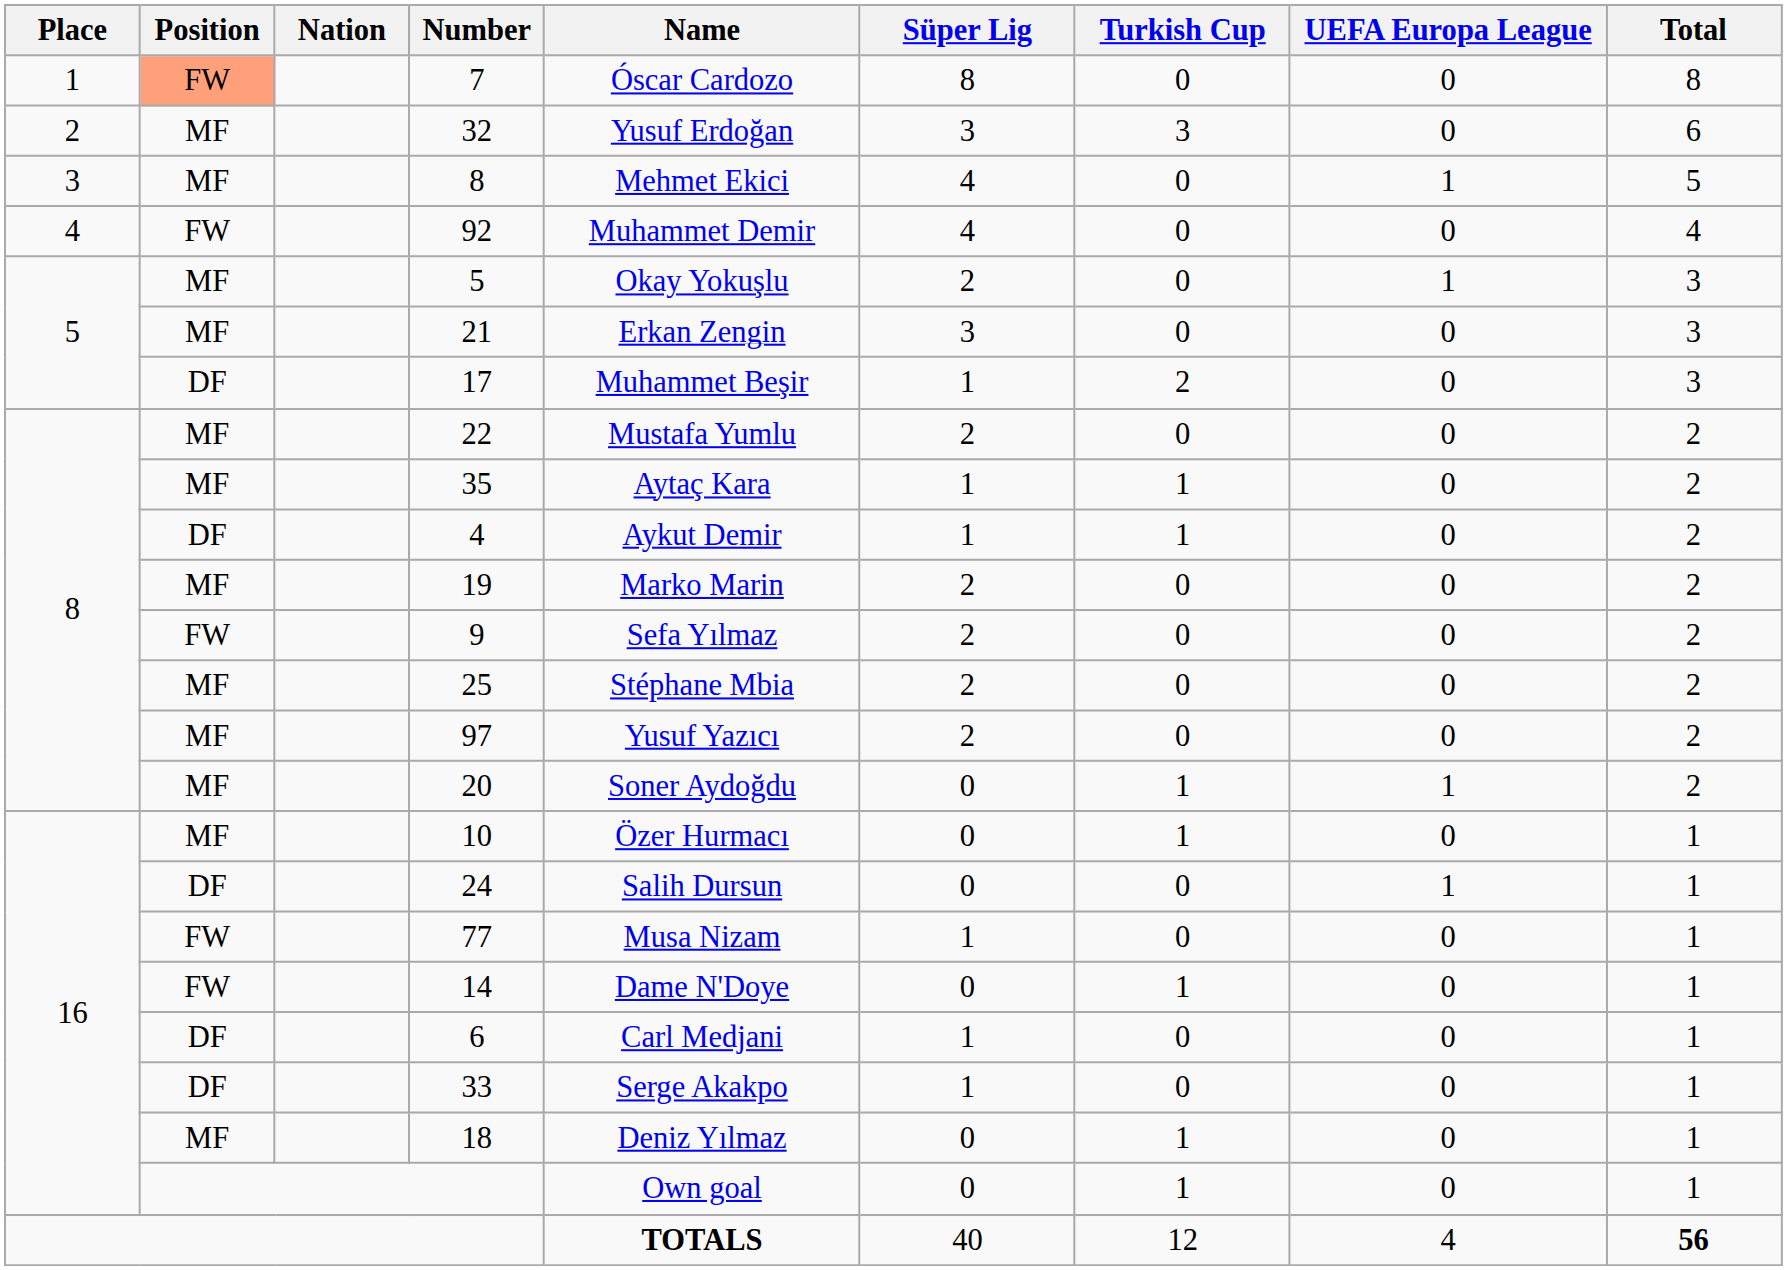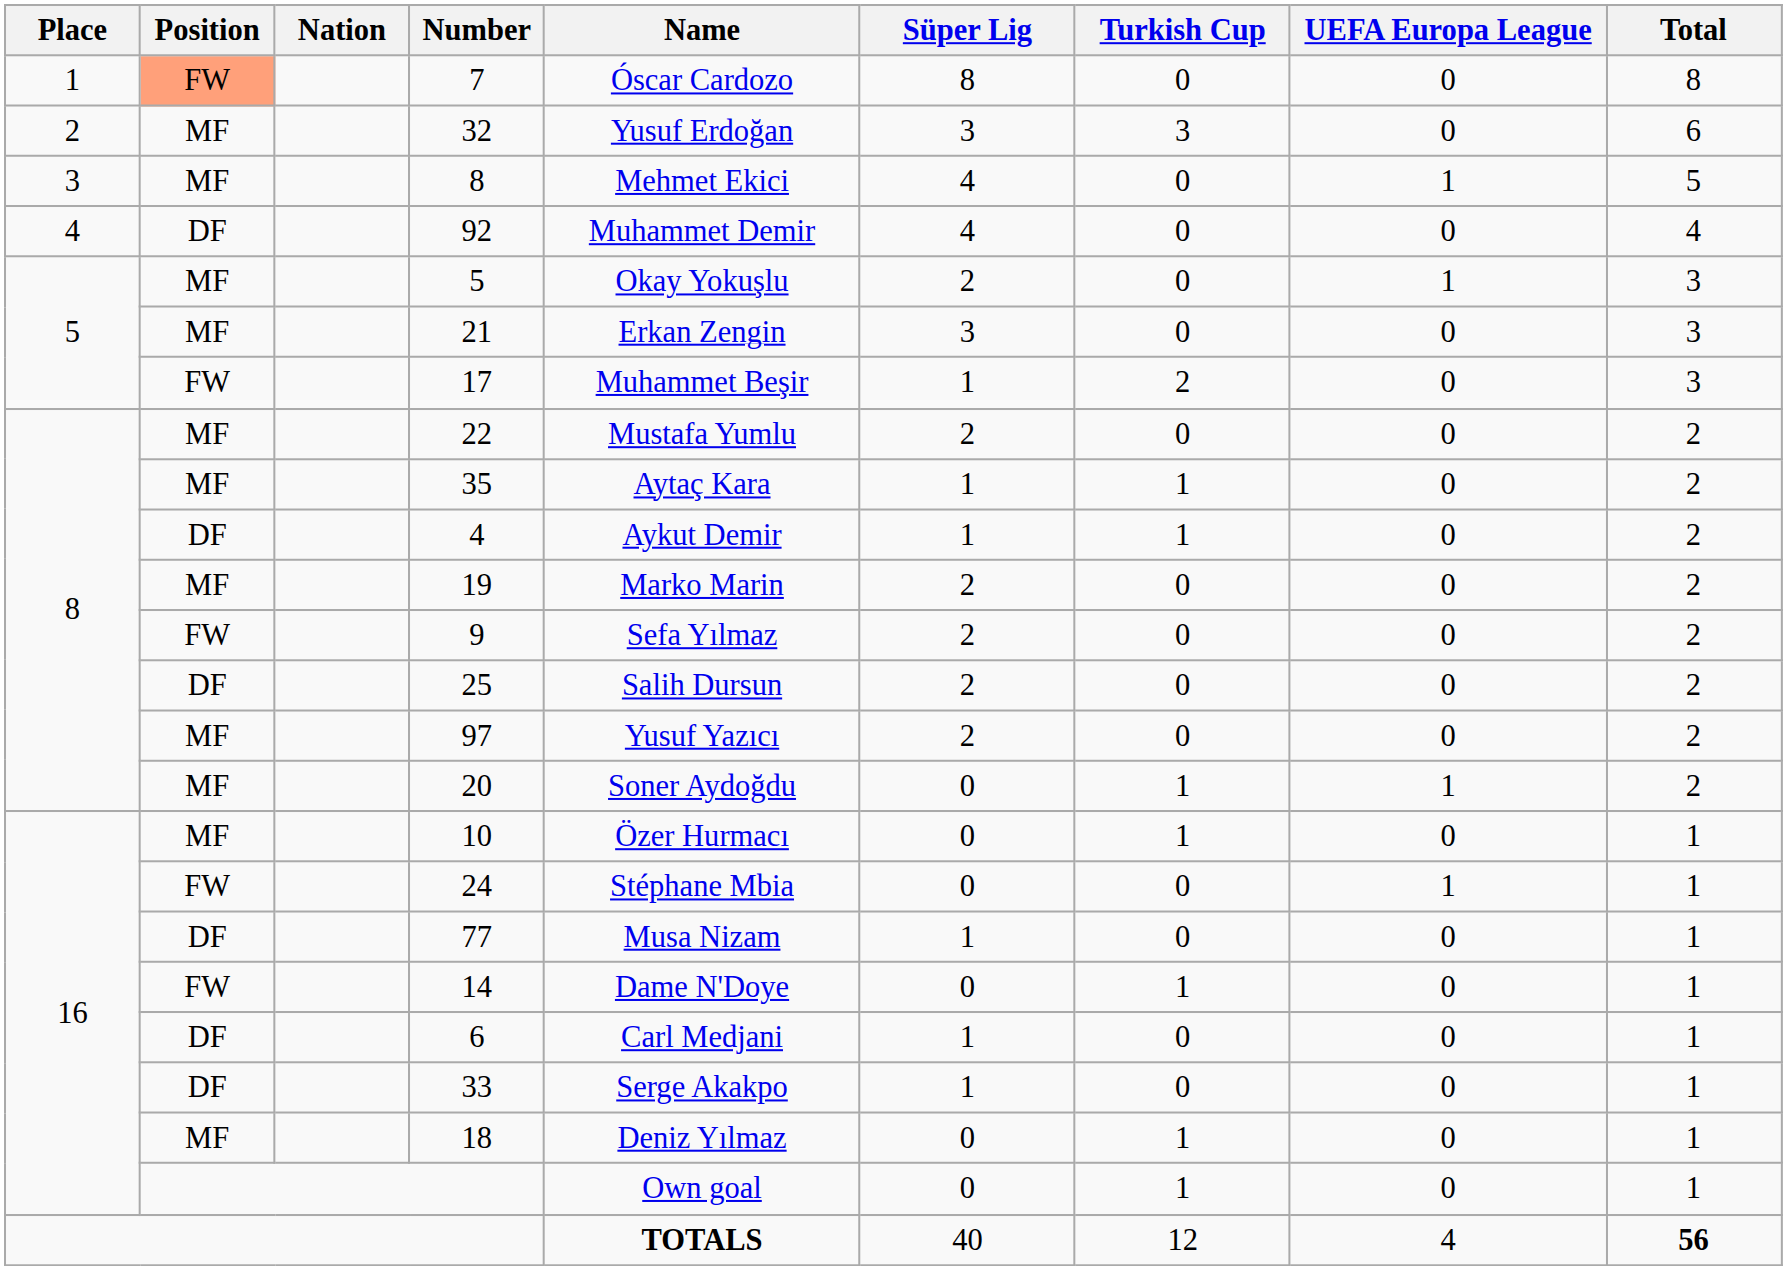(207, 231) FW -> (207, 231) DF
(207, 382) DF -> (207, 382) FW
(207, 684) MF -> (207, 684) DF
(702, 684) Stéphane Mbia -> (702, 684) Salih Dursun
(207, 886) DF -> (207, 886) FW
(702, 886) Salih Dursun -> (702, 886) Stéphane Mbia
(207, 936) FW -> (207, 936) DF
